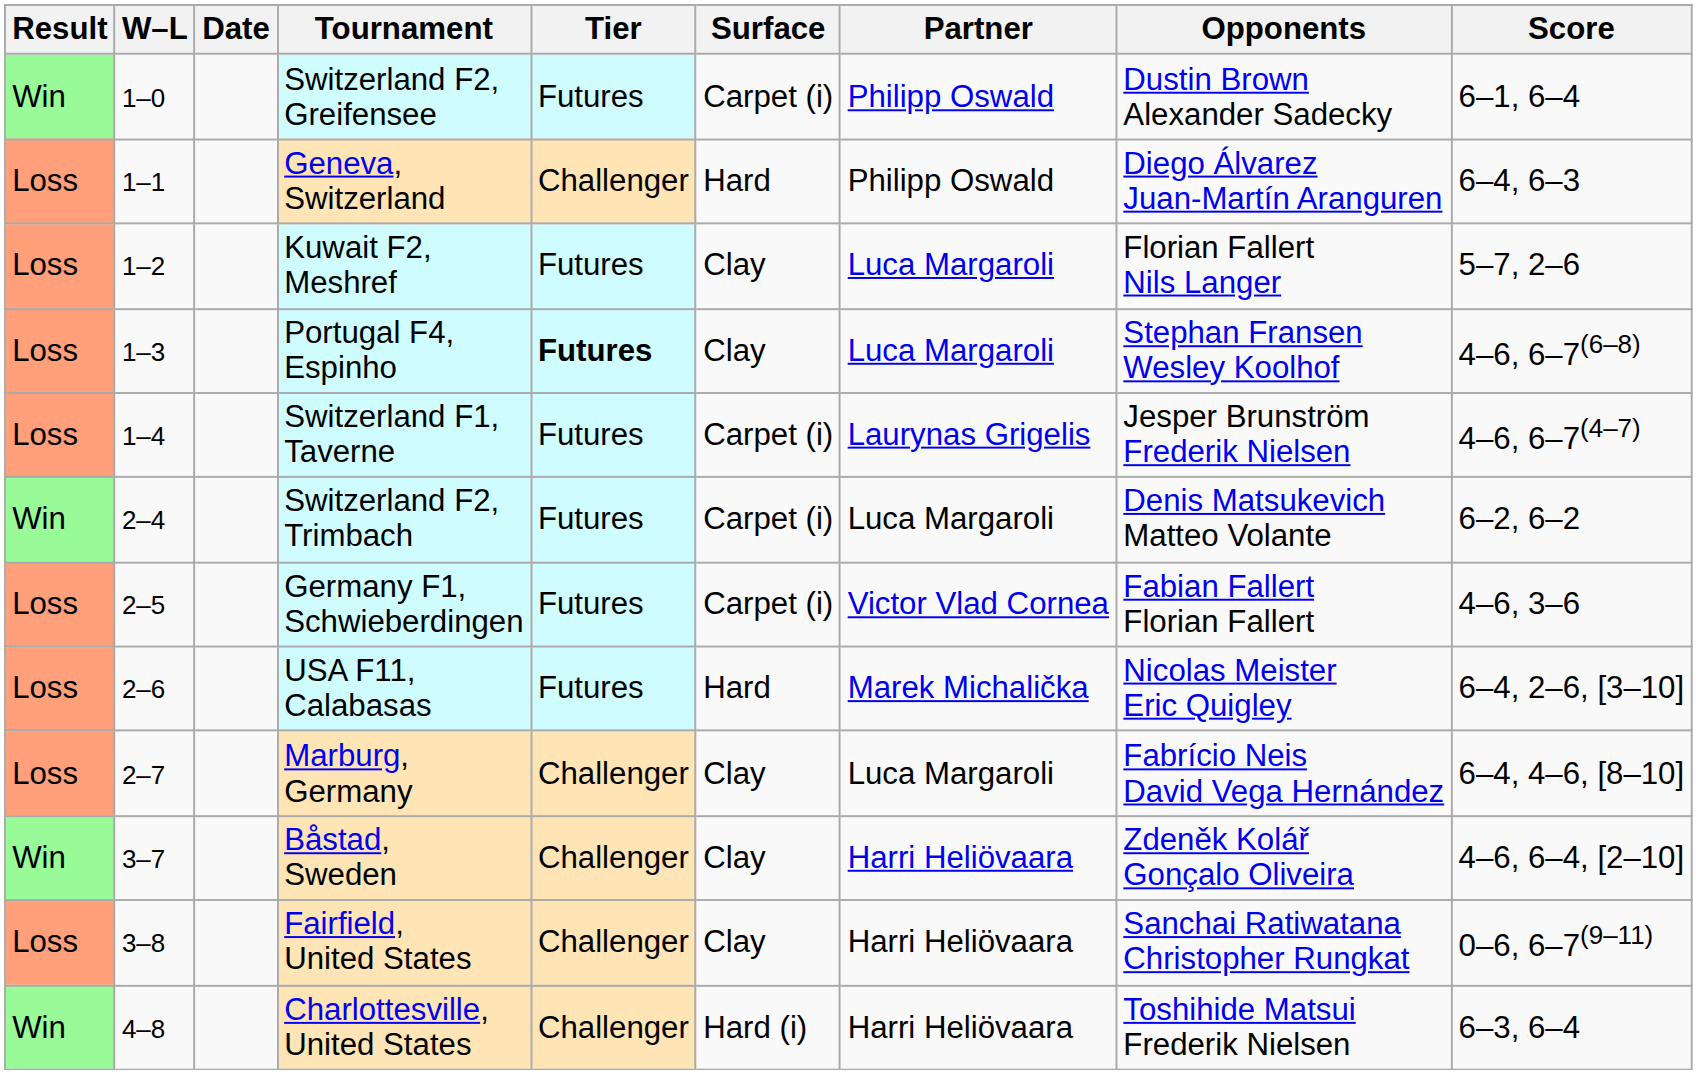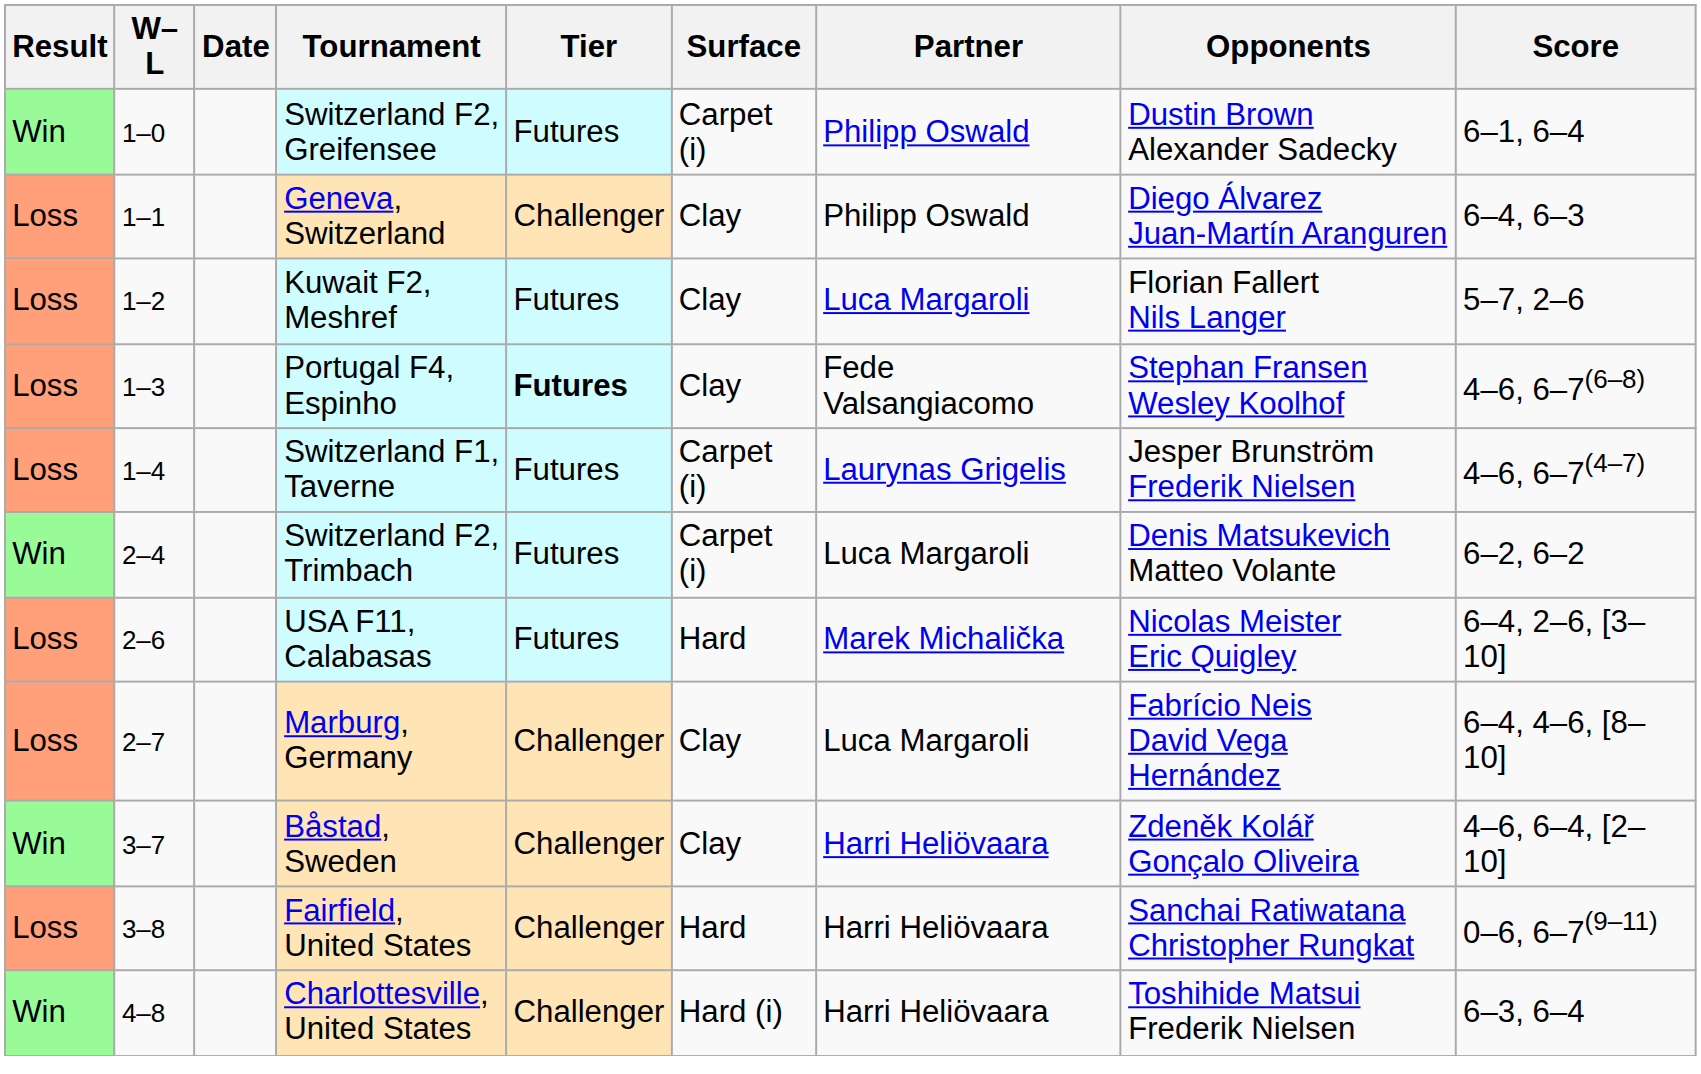(737, 180) Hard -> (710, 215) Clay
(951, 350) Luca Margaroli -> (929, 385) Fede Valsangiacomo
- row: (404, 603)
(734, 942) Clay -> (713, 927) Hard
